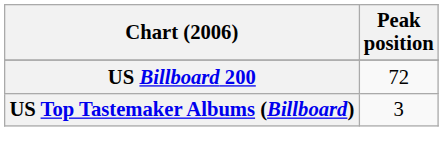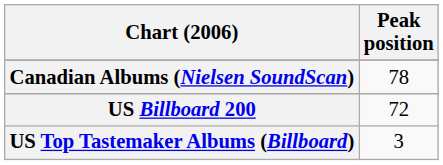+ row: (182, 76)
